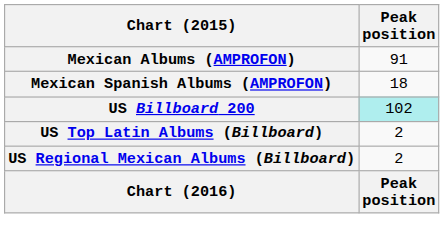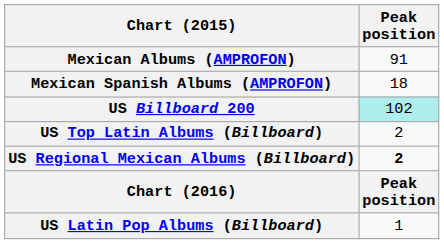(399, 158) normal -> (399, 158) bold
+ row: (182, 226)
